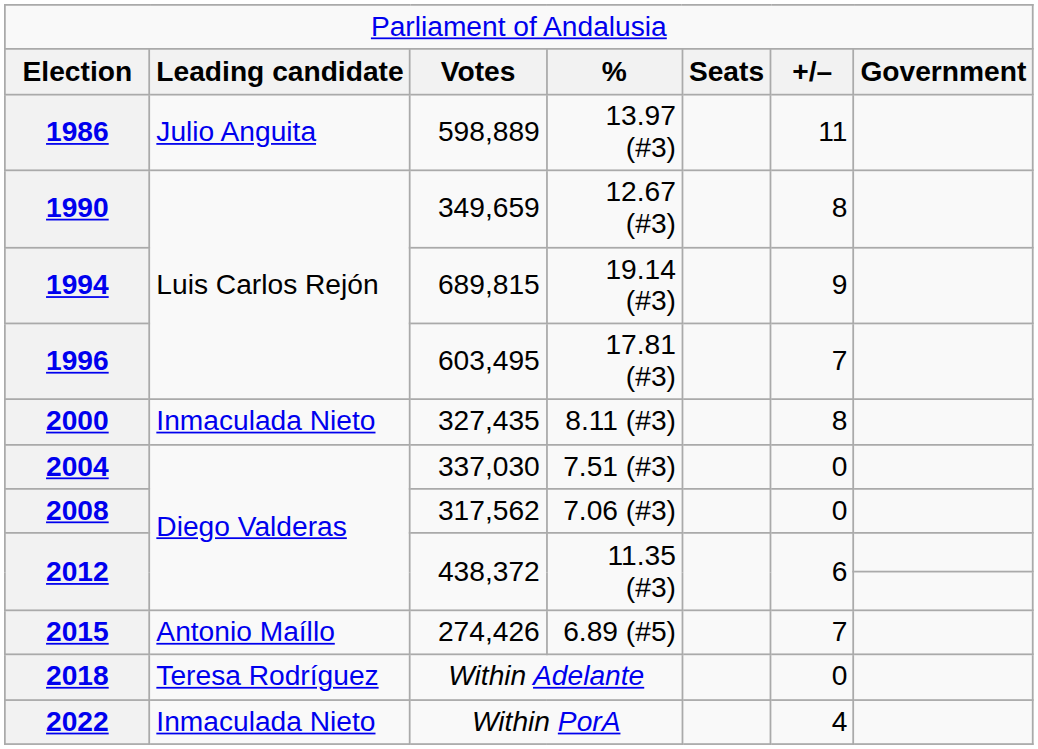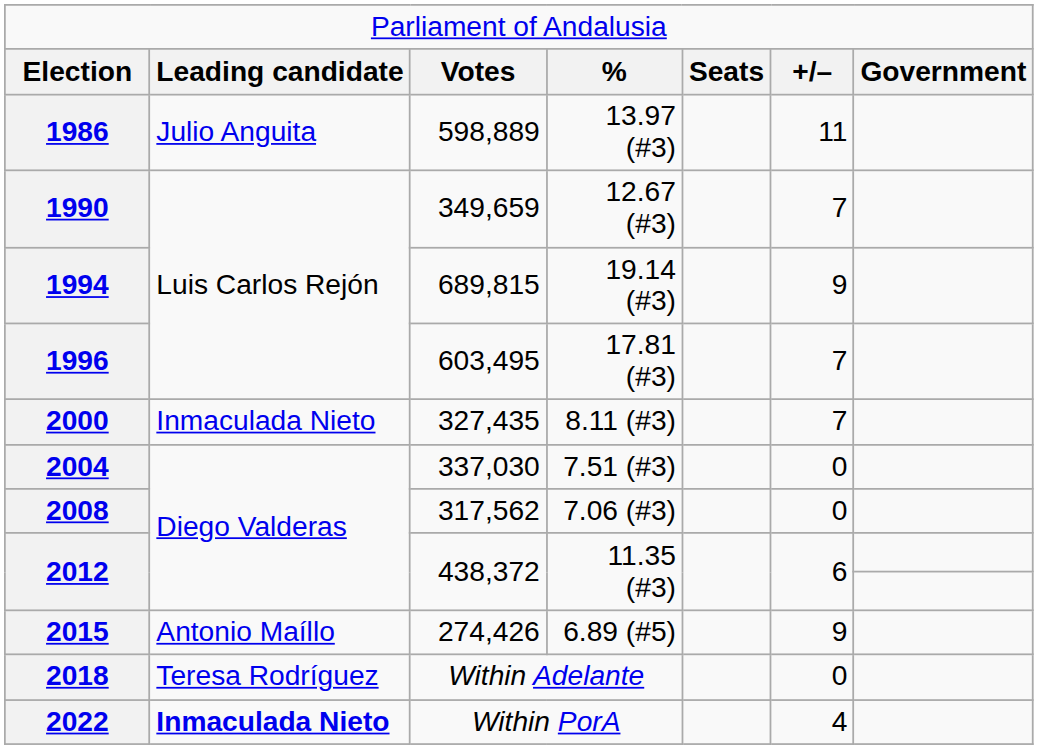(840, 208) 8 -> (840, 208) 7
(840, 421) 8 -> (840, 421) 7
(840, 631) 7 -> (840, 631) 9
(266, 721) normal -> (273, 721) bold
